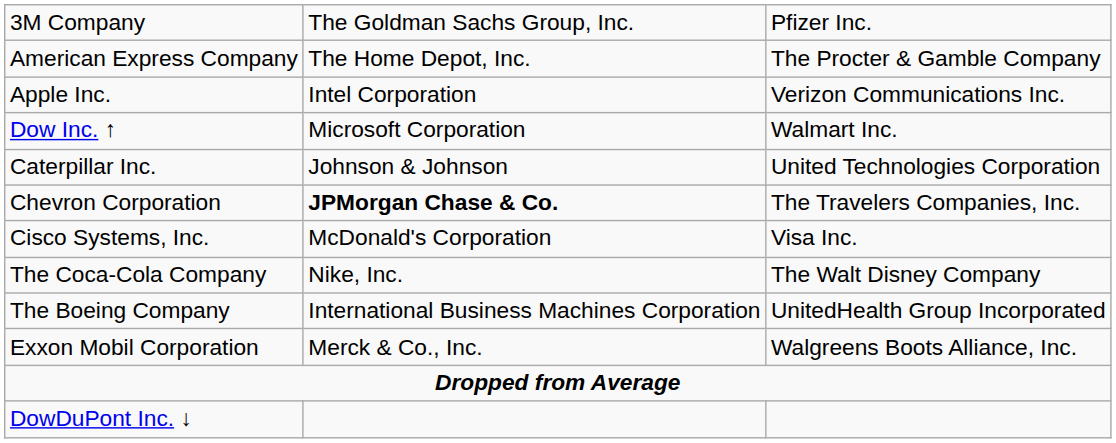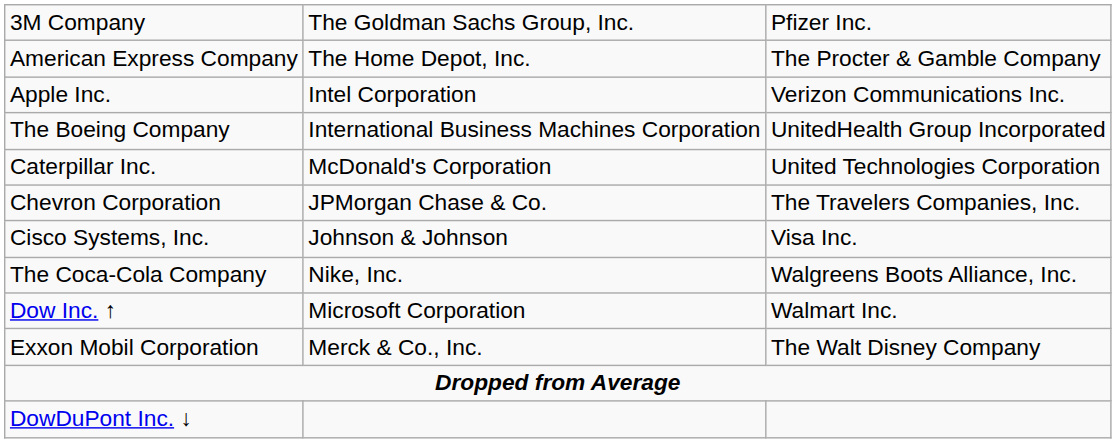rows swapped: (120, 310) <-> (63, 130)
(408, 166) Johnson & Johnson -> (430, 166) McDonald's Corporation
(433, 202) bold -> (428, 202) normal
(430, 238) McDonald's Corporation -> (408, 238) Johnson & Johnson
(906, 274) The Walt Disney Company -> (924, 274) Walgreens Boots Alliance, Inc.
(924, 346) Walgreens Boots Alliance, Inc. -> (906, 346) The Walt Disney Company
